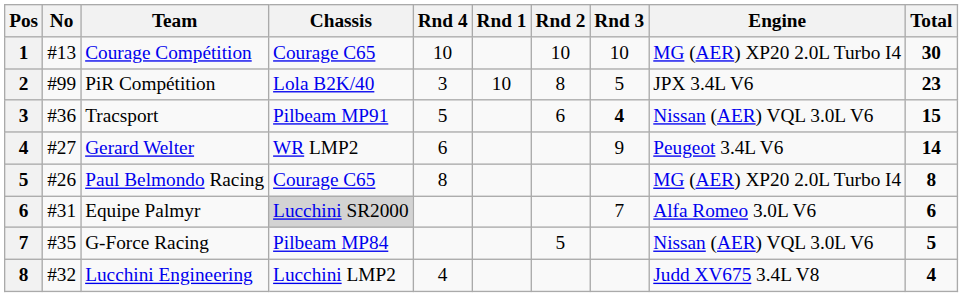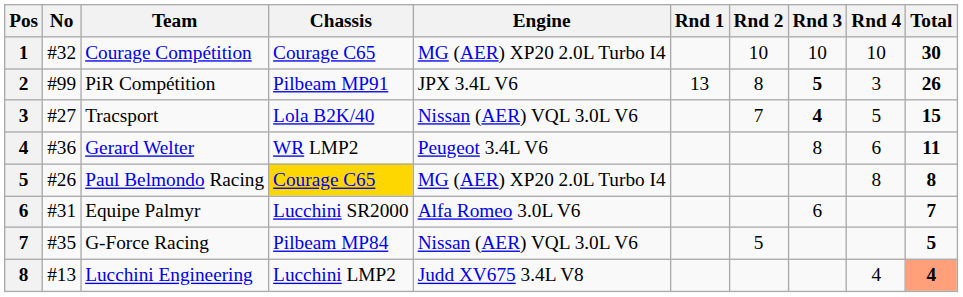columns swapped: (777, 20) <-> (443, 20)
(62, 52) #13 -> (62, 52) #32
(324, 84) Lola B2K/40 -> (331, 84) Pilbeam MP91
(502, 84) 10 -> (700, 84) 13
(619, 84) normal -> (817, 84) bold
(931, 84) 23 -> (931, 84) 26
(62, 116) #36 -> (62, 116) #27
(331, 116) Pilbeam MP91 -> (324, 116) Lola B2K/40
(560, 116) 6 -> (758, 116) 7
(62, 148) #27 -> (62, 148) #36
(619, 148) 9 -> (817, 148) 8
(931, 148) 14 -> (931, 148) 11
(324, 179) no background -> (324, 179) gold background
(341, 211) lightgrey background -> (341, 211) no background
(619, 211) 7 -> (817, 211) 6
(931, 211) 6 -> (931, 211) 7
(62, 275) #32 -> (62, 275) #13
(931, 275) no background -> (931, 275) lightsalmon background
